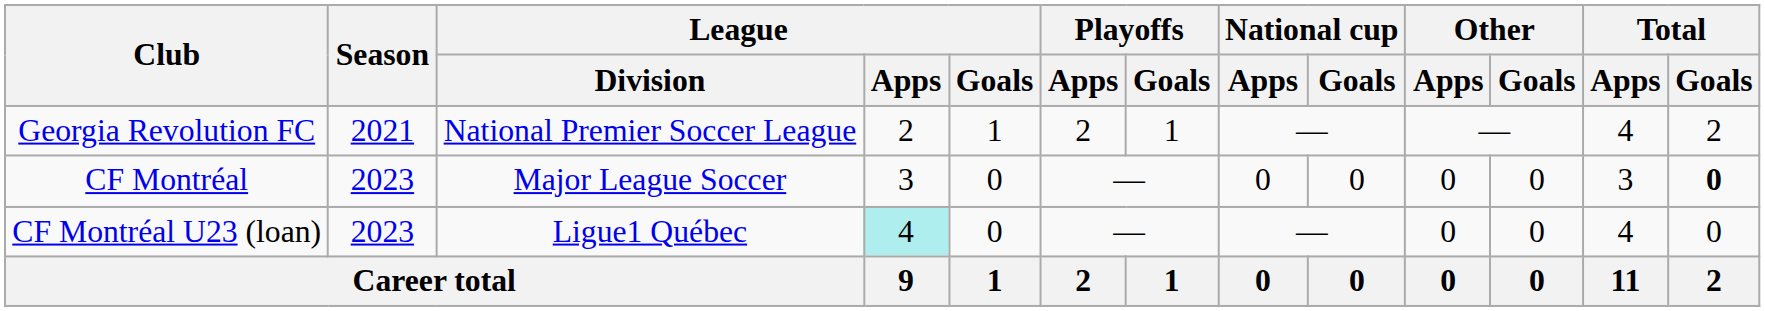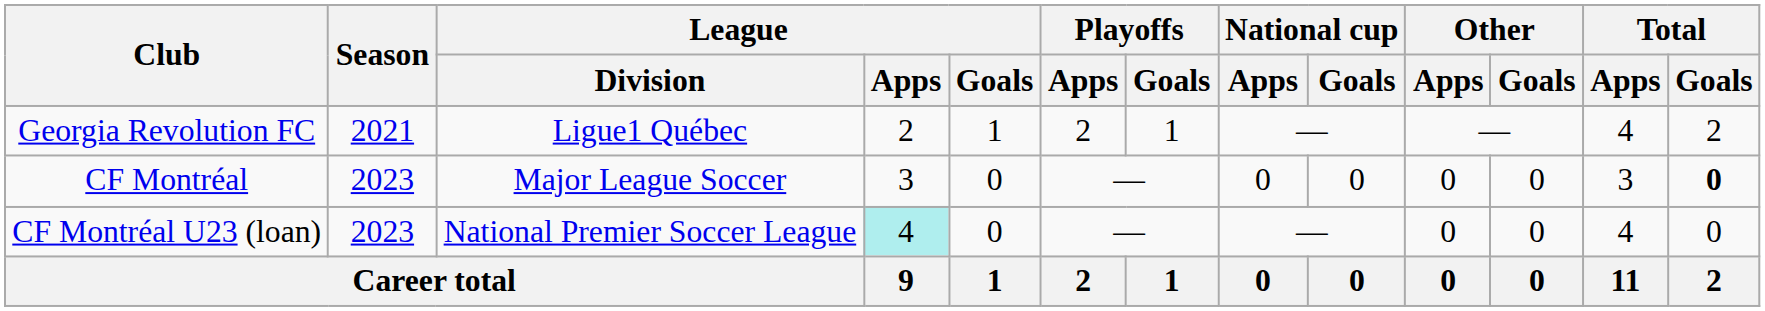(650, 130) National Premier Soccer League -> (650, 130) Ligue1 Québec
(650, 230) Ligue1 Québec -> (650, 230) National Premier Soccer League
